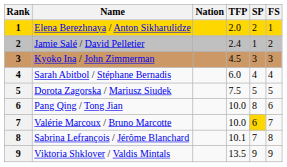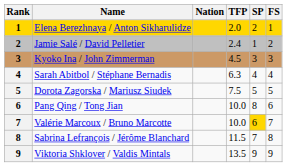(235, 75) 6.0 -> (235, 75) 6.3
(237, 138) 10.1 -> (237, 138) 11.5
